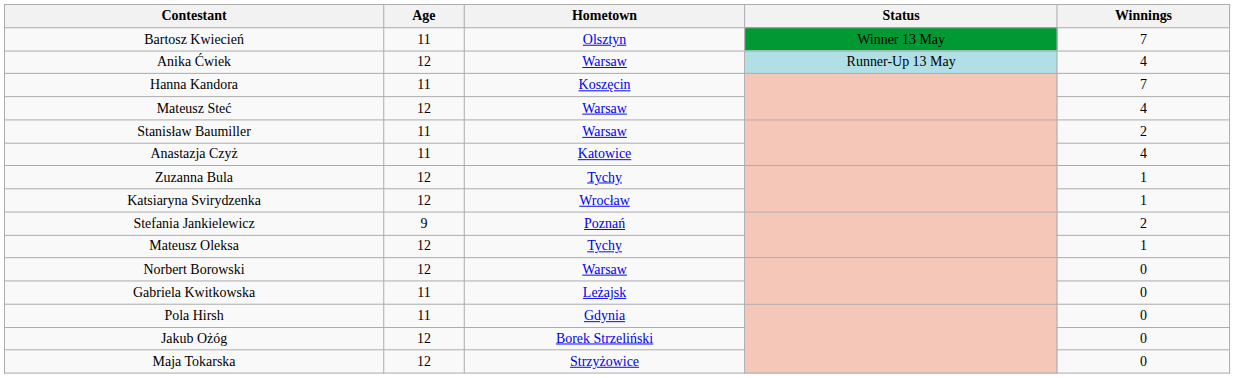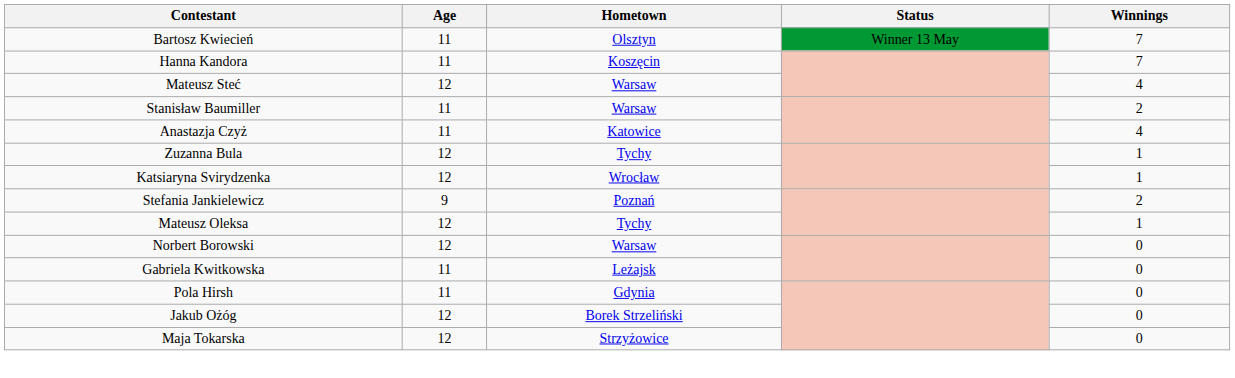- row: (194, 62)
